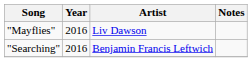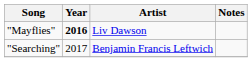(76, 30) normal -> (76, 30) bold
(76, 48) 2016 -> (76, 48) 2017
